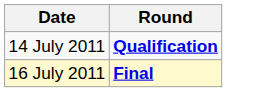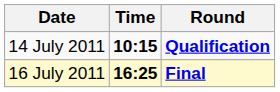+ column: (135, 18)
